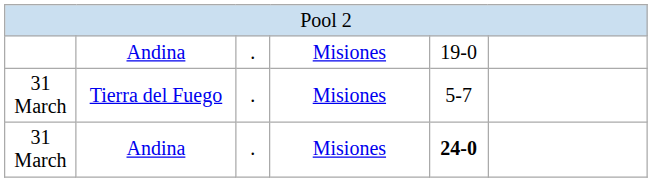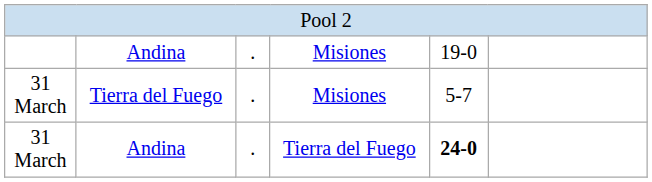(349, 149) Misiones -> (349, 149) Tierra del Fuego
